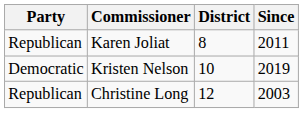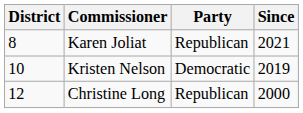columns swapped: (224, 17) <-> (46, 17)
(273, 42) 2011 -> (274, 42) 2021
(274, 94) 2003 -> (274, 94) 2000
